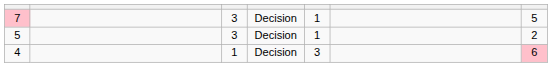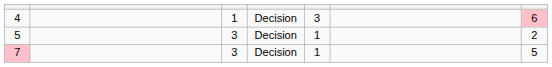rows swapped: (17, 53) <-> (17, 18)
